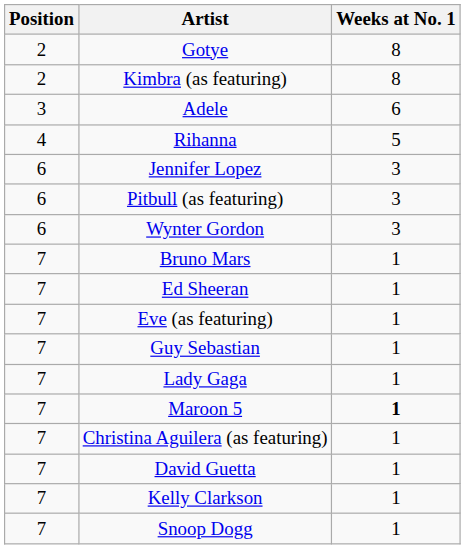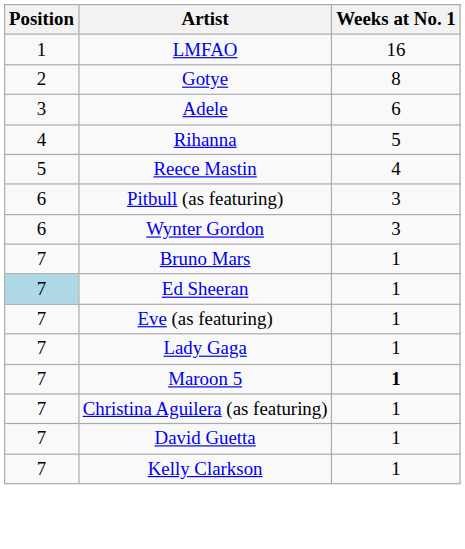+ row: (205, 49)
- row: (205, 79)
+ row: (205, 169)
- row: (205, 169)
(41, 288) no background -> (41, 288) lightblue background
- row: (205, 348)
- row: (205, 528)
